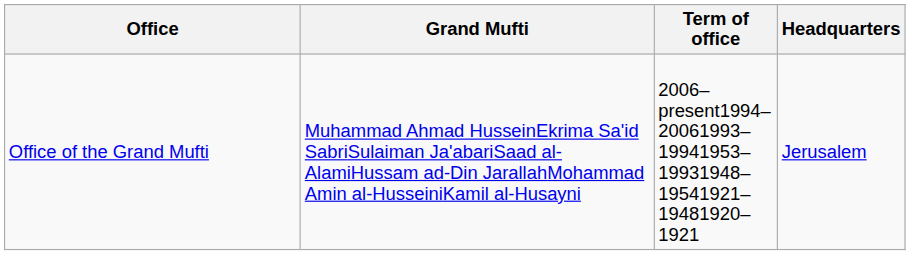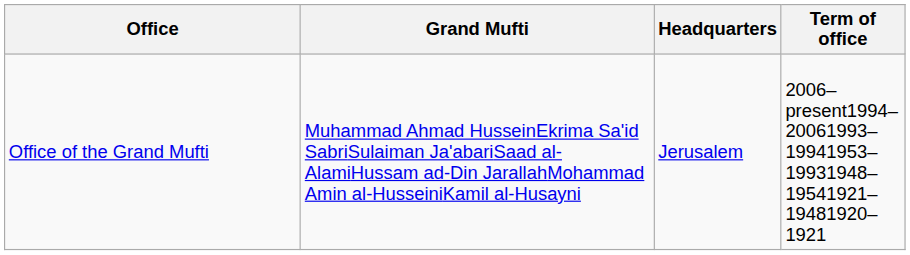columns swapped: (716, 29) <-> (841, 29)
